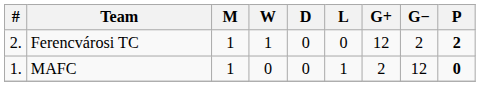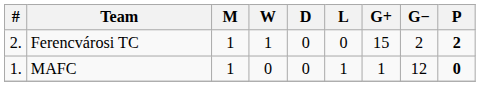(381, 42) 12 -> (381, 42) 15
(381, 68) 2 -> (381, 68) 1
